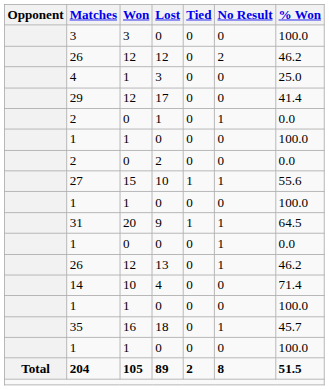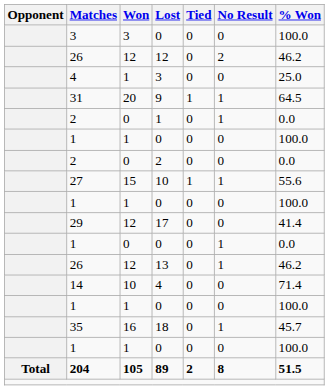rows swapped: (130, 98) <-> (130, 222)
